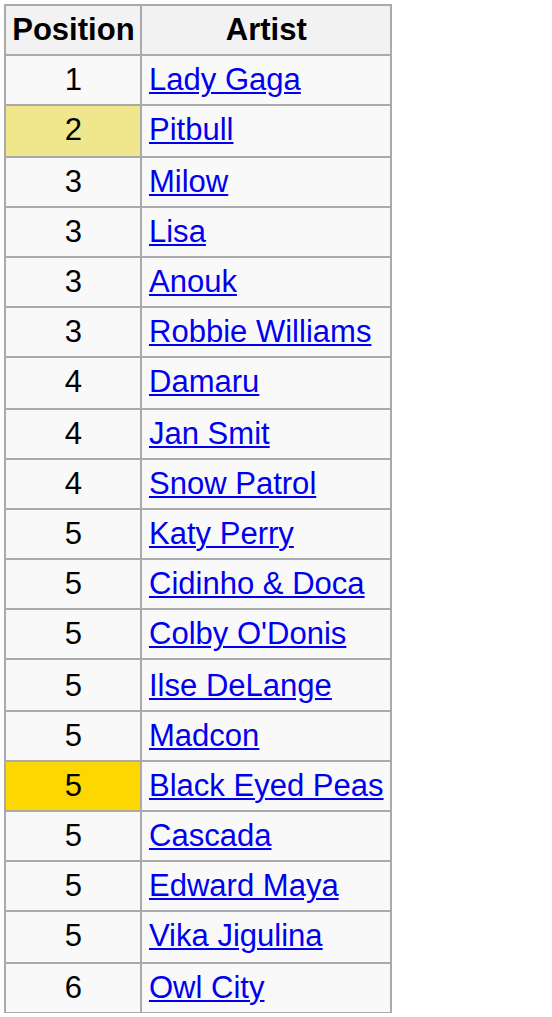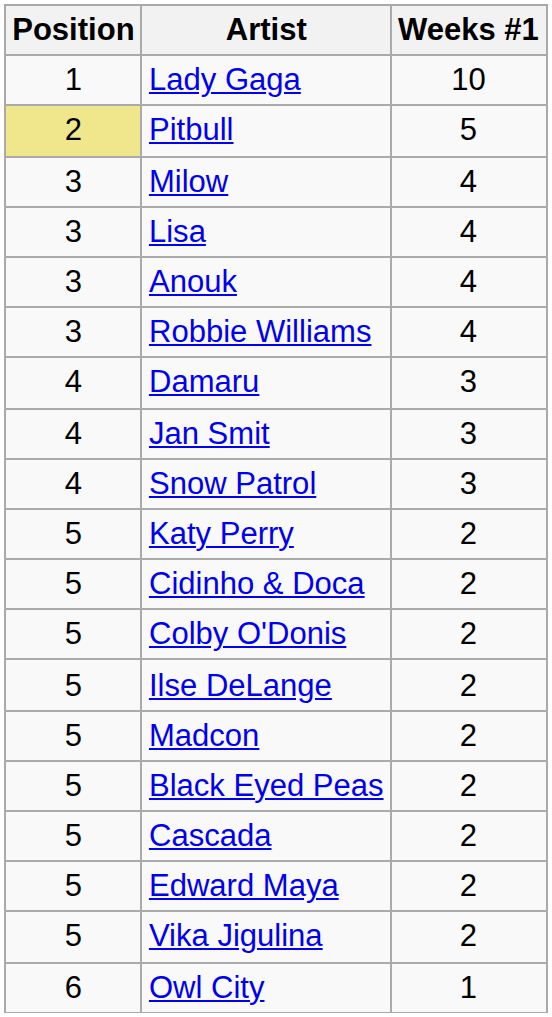+ column: (468, 29)
(73, 784) gold background -> (73, 784) no background
